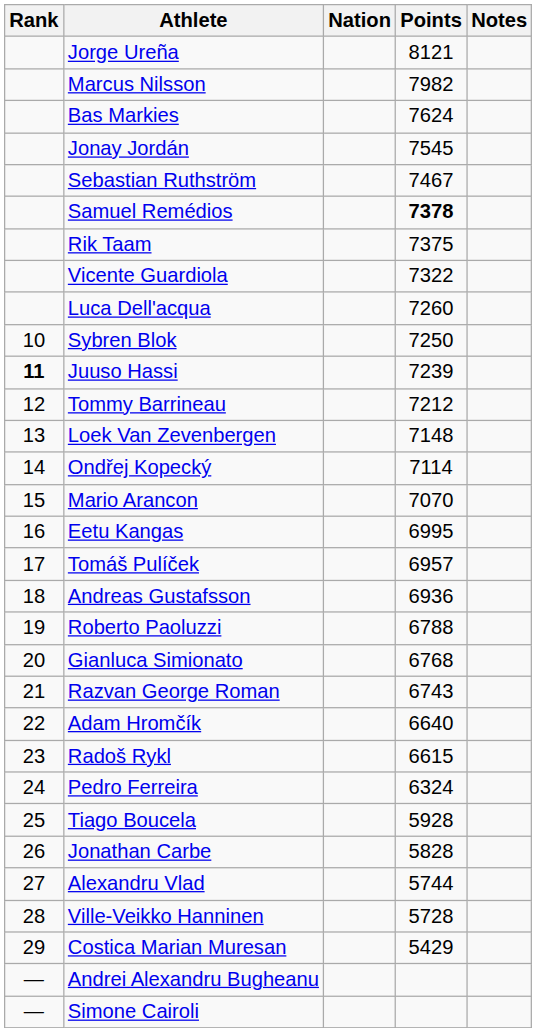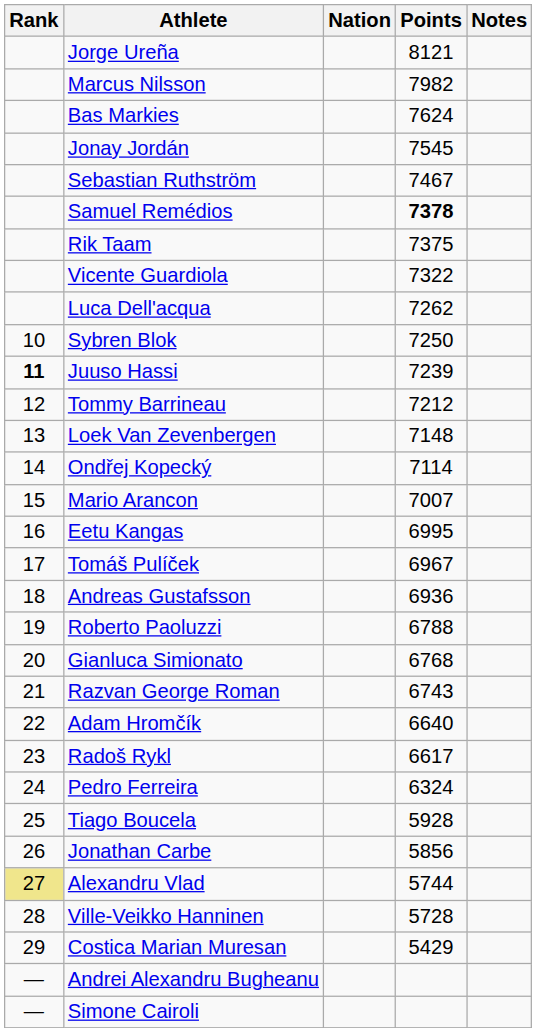(431, 308) 7260 -> (431, 308) 7262
(431, 500) 7070 -> (431, 500) 7007
(431, 564) 6957 -> (431, 564) 6967
(431, 755) 6615 -> (431, 755) 6617
(431, 851) 5828 -> (431, 851) 5856
(34, 883) no background -> (34, 883) khaki background
